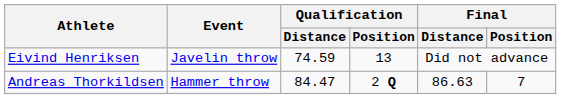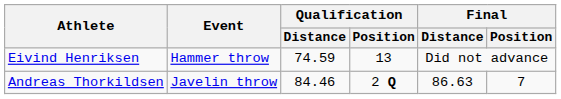(224, 59) Javelin throw -> (220, 59) Hammer throw
(220, 82) Hammer throw -> (224, 82) Javelin throw
(315, 82) 84.47 -> (315, 82) 84.46
